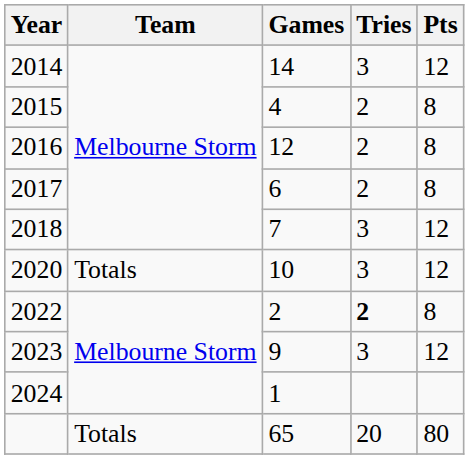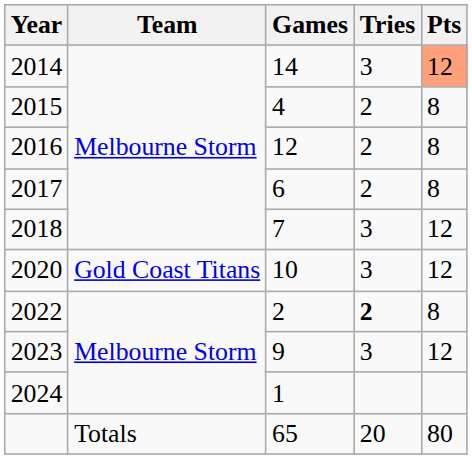(436, 65) no background -> (440, 65) lightsalmon background
(105, 270) Totals -> (167, 270) Gold Coast Titans
